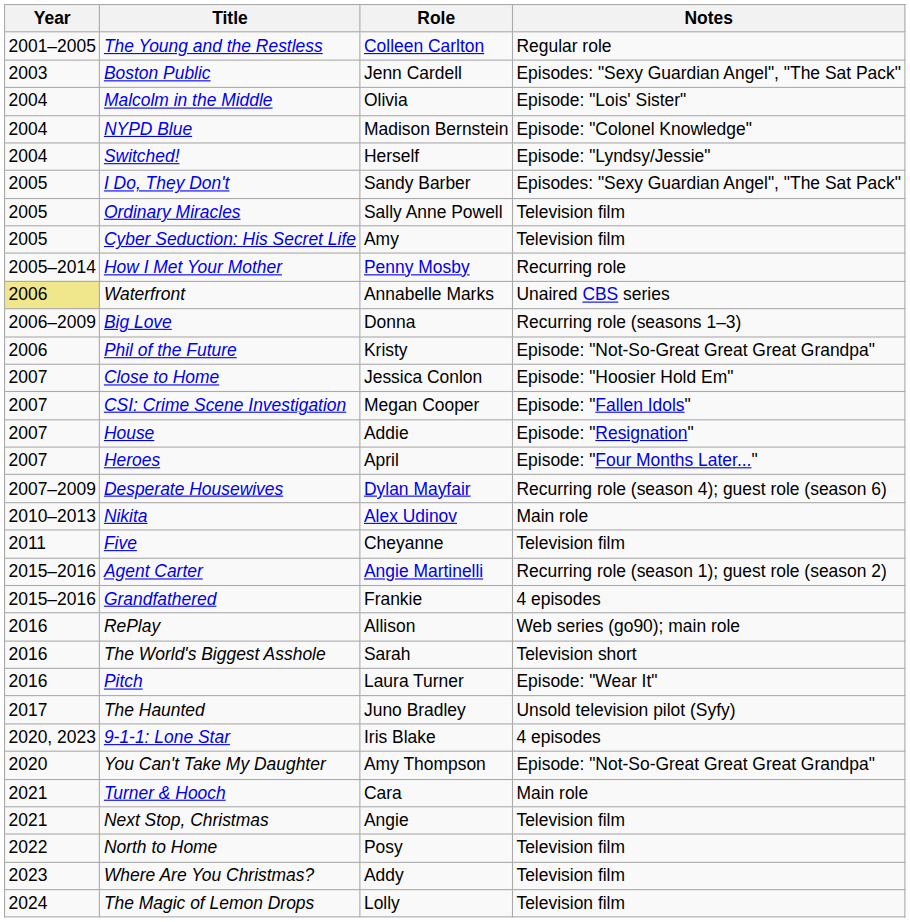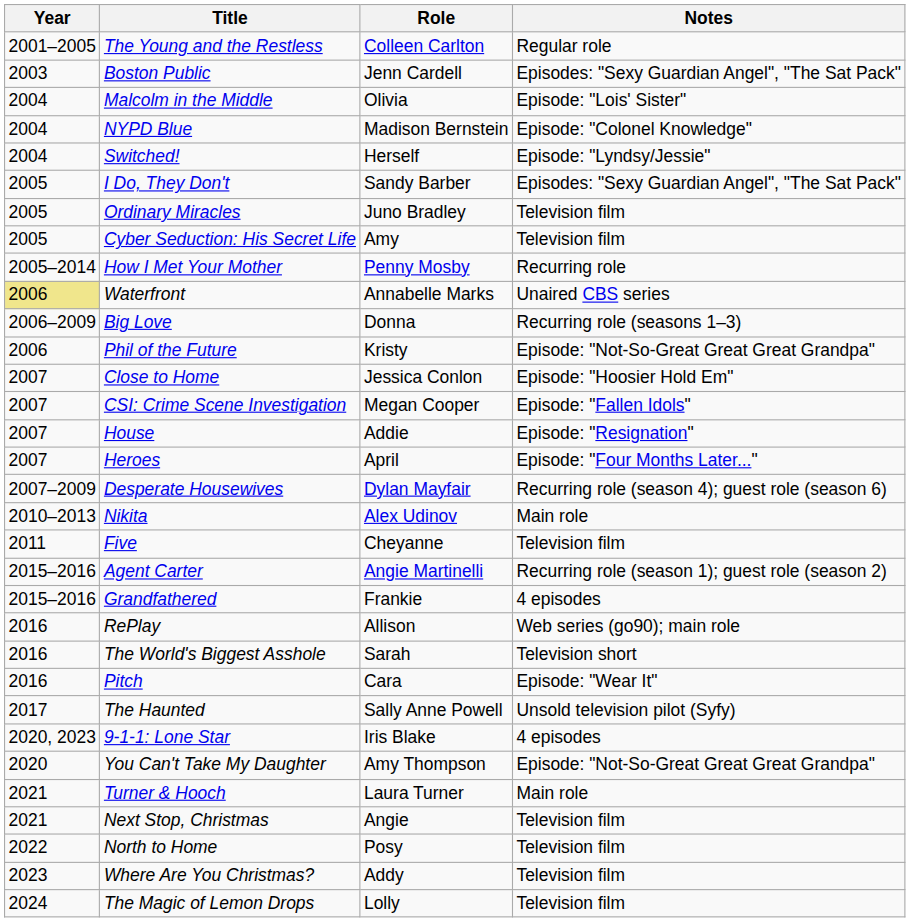(433, 211) Sally Anne Powell -> (415, 211) Juno Bradley
(414, 682) Laura Turner -> (383, 682) Cara
(415, 709) Juno Bradley -> (433, 709) Sally Anne Powell
(383, 792) Cara -> (414, 792) Laura Turner
